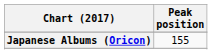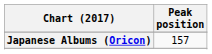(180, 40) 155 -> (180, 40) 157
